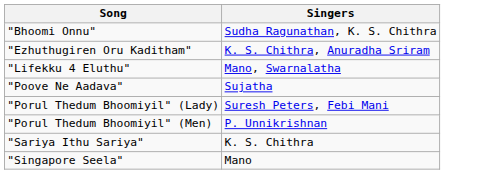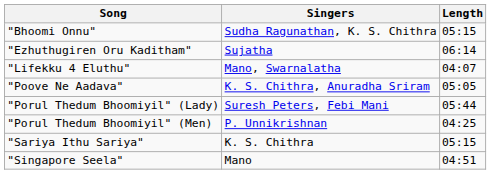+ column: (463, 14)
(327, 51) K. S. Chithra, Anuradha Sriram -> (249, 51) Sujatha
(249, 87) Sujatha -> (327, 87) K. S. Chithra, Anuradha Sriram
